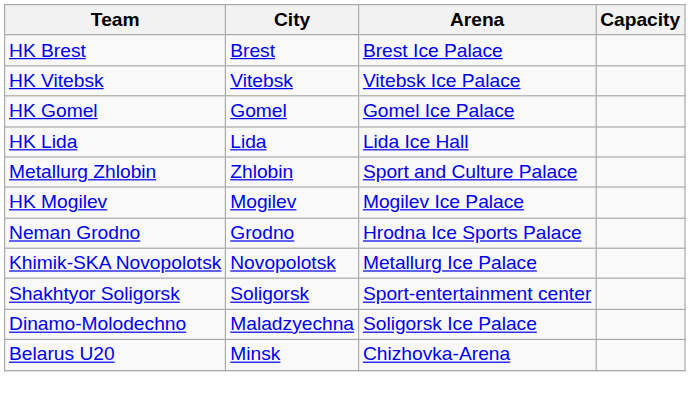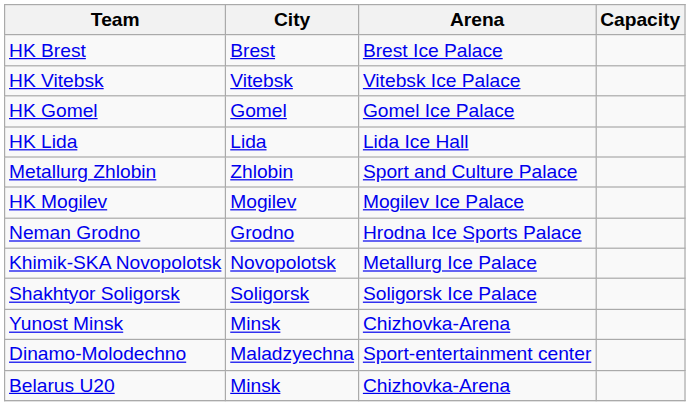(477, 293) Sport-entertainment center -> (450, 293) Soligorsk Ice Palace
+ row: (66, 324)
(450, 324) Soligorsk Ice Palace -> (477, 354) Sport-entertainment center
